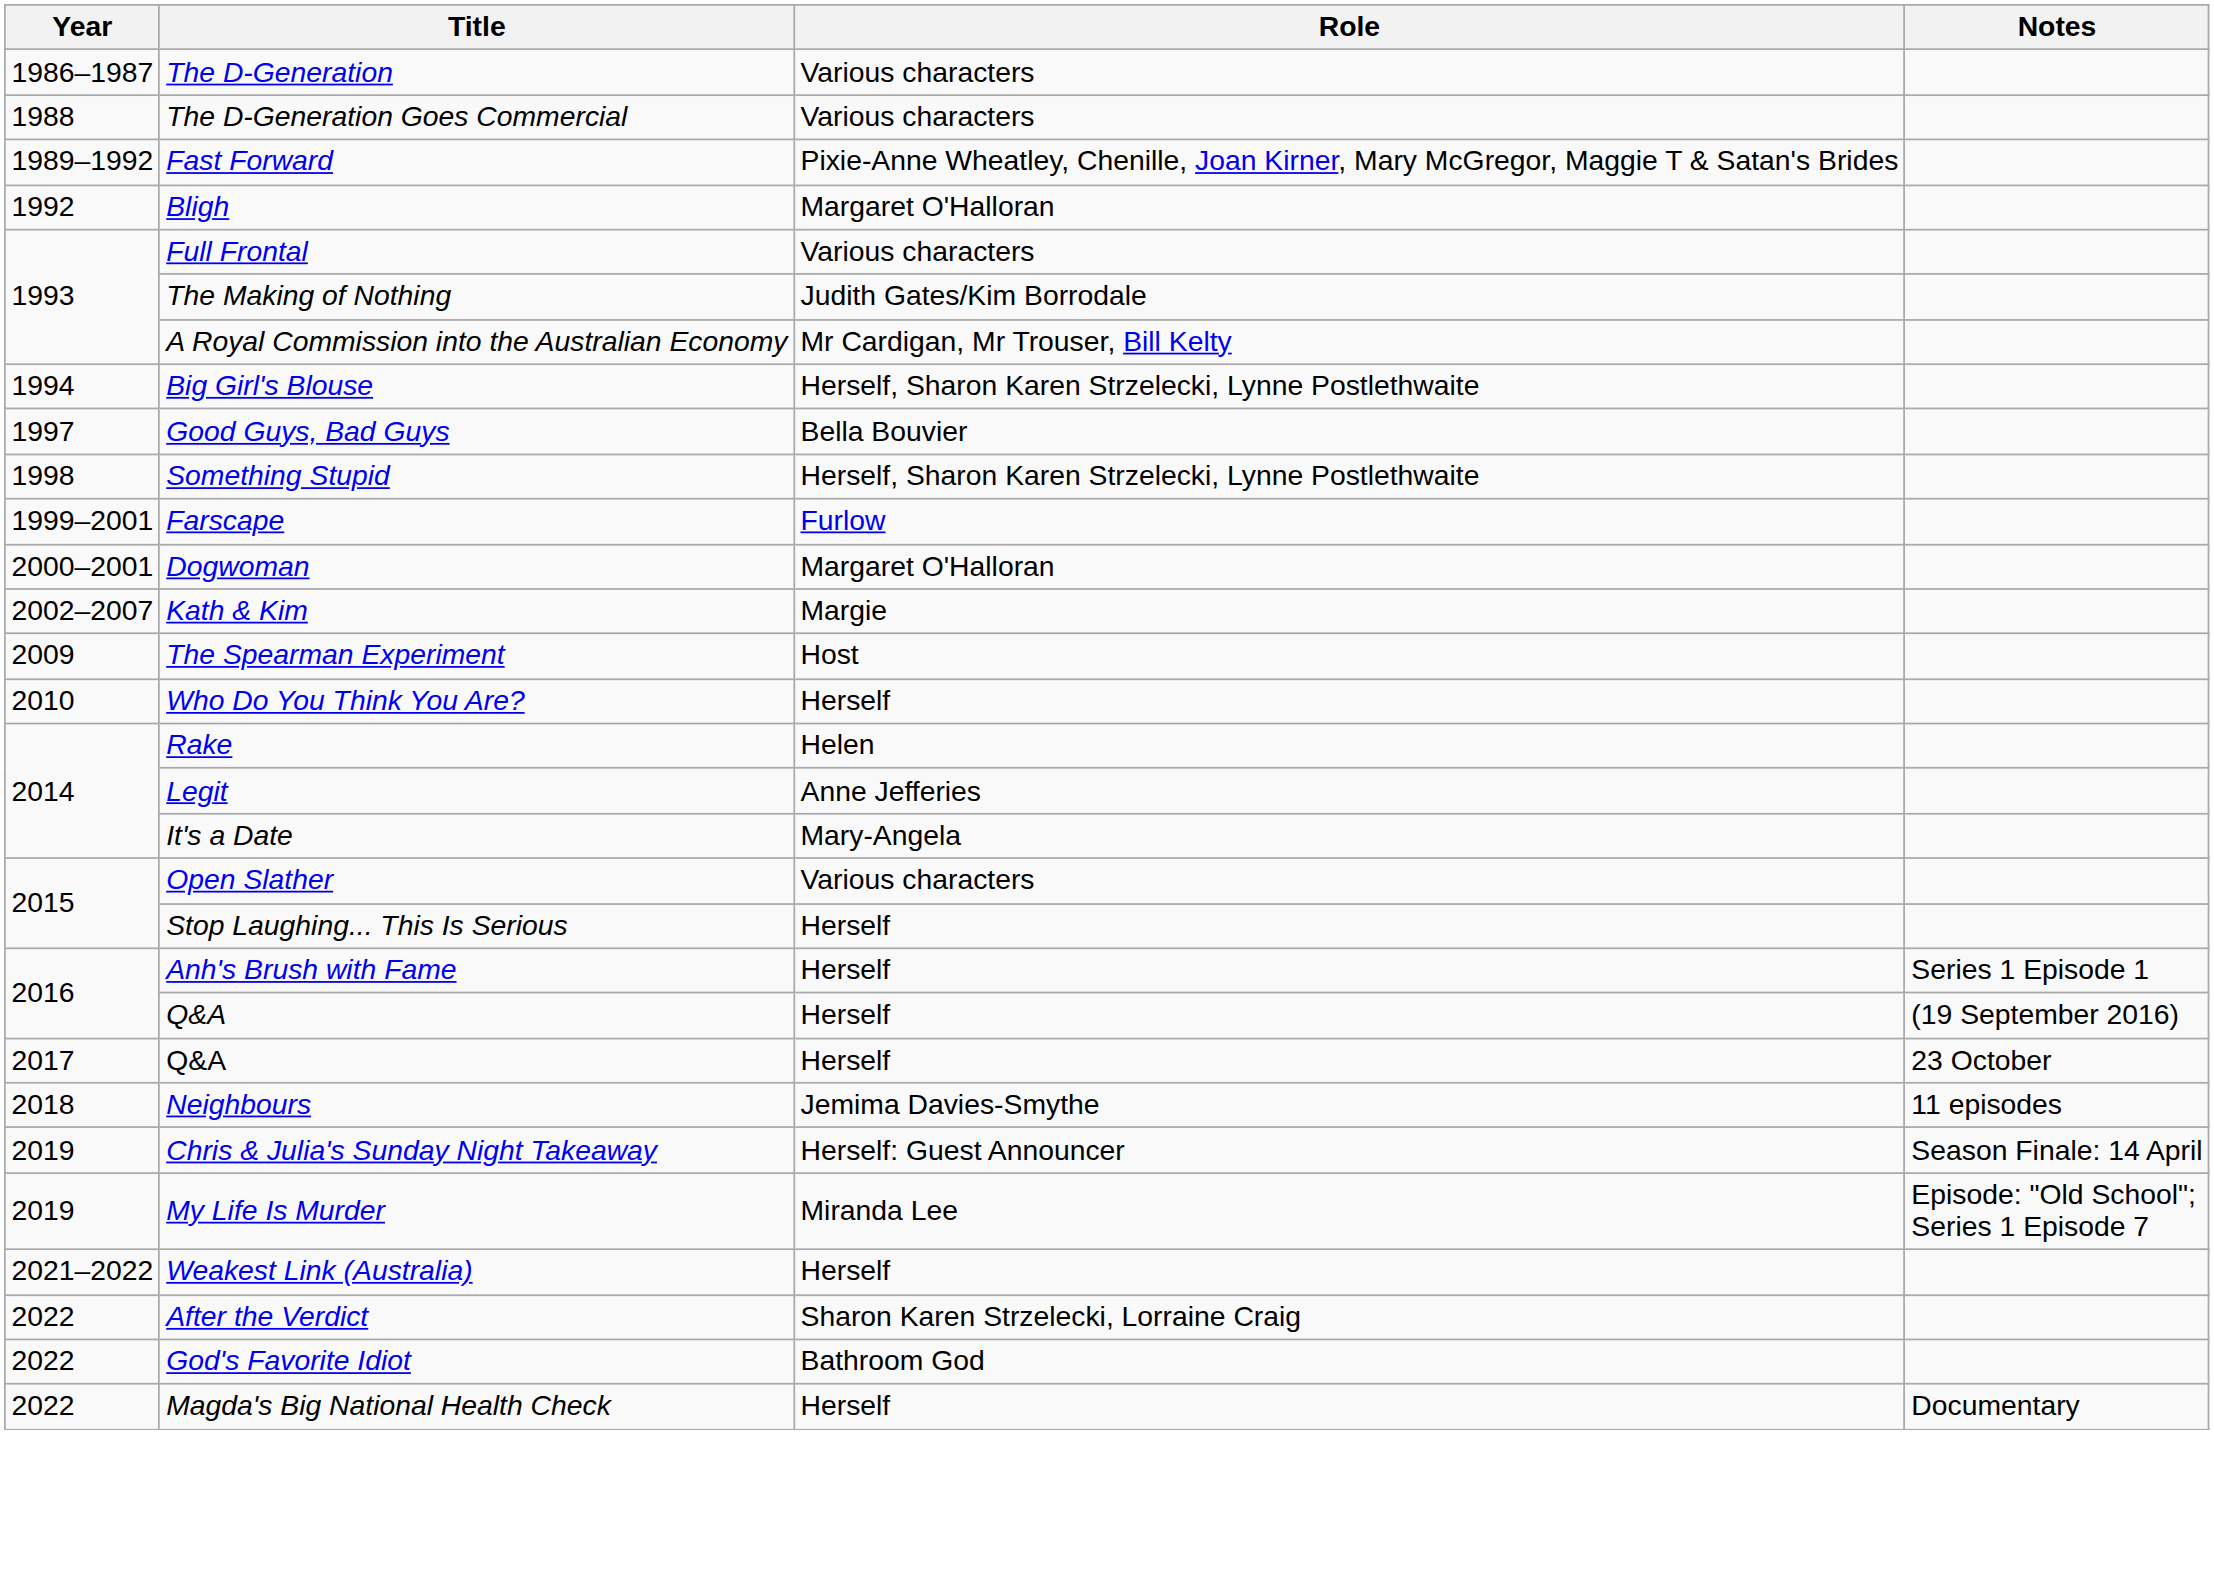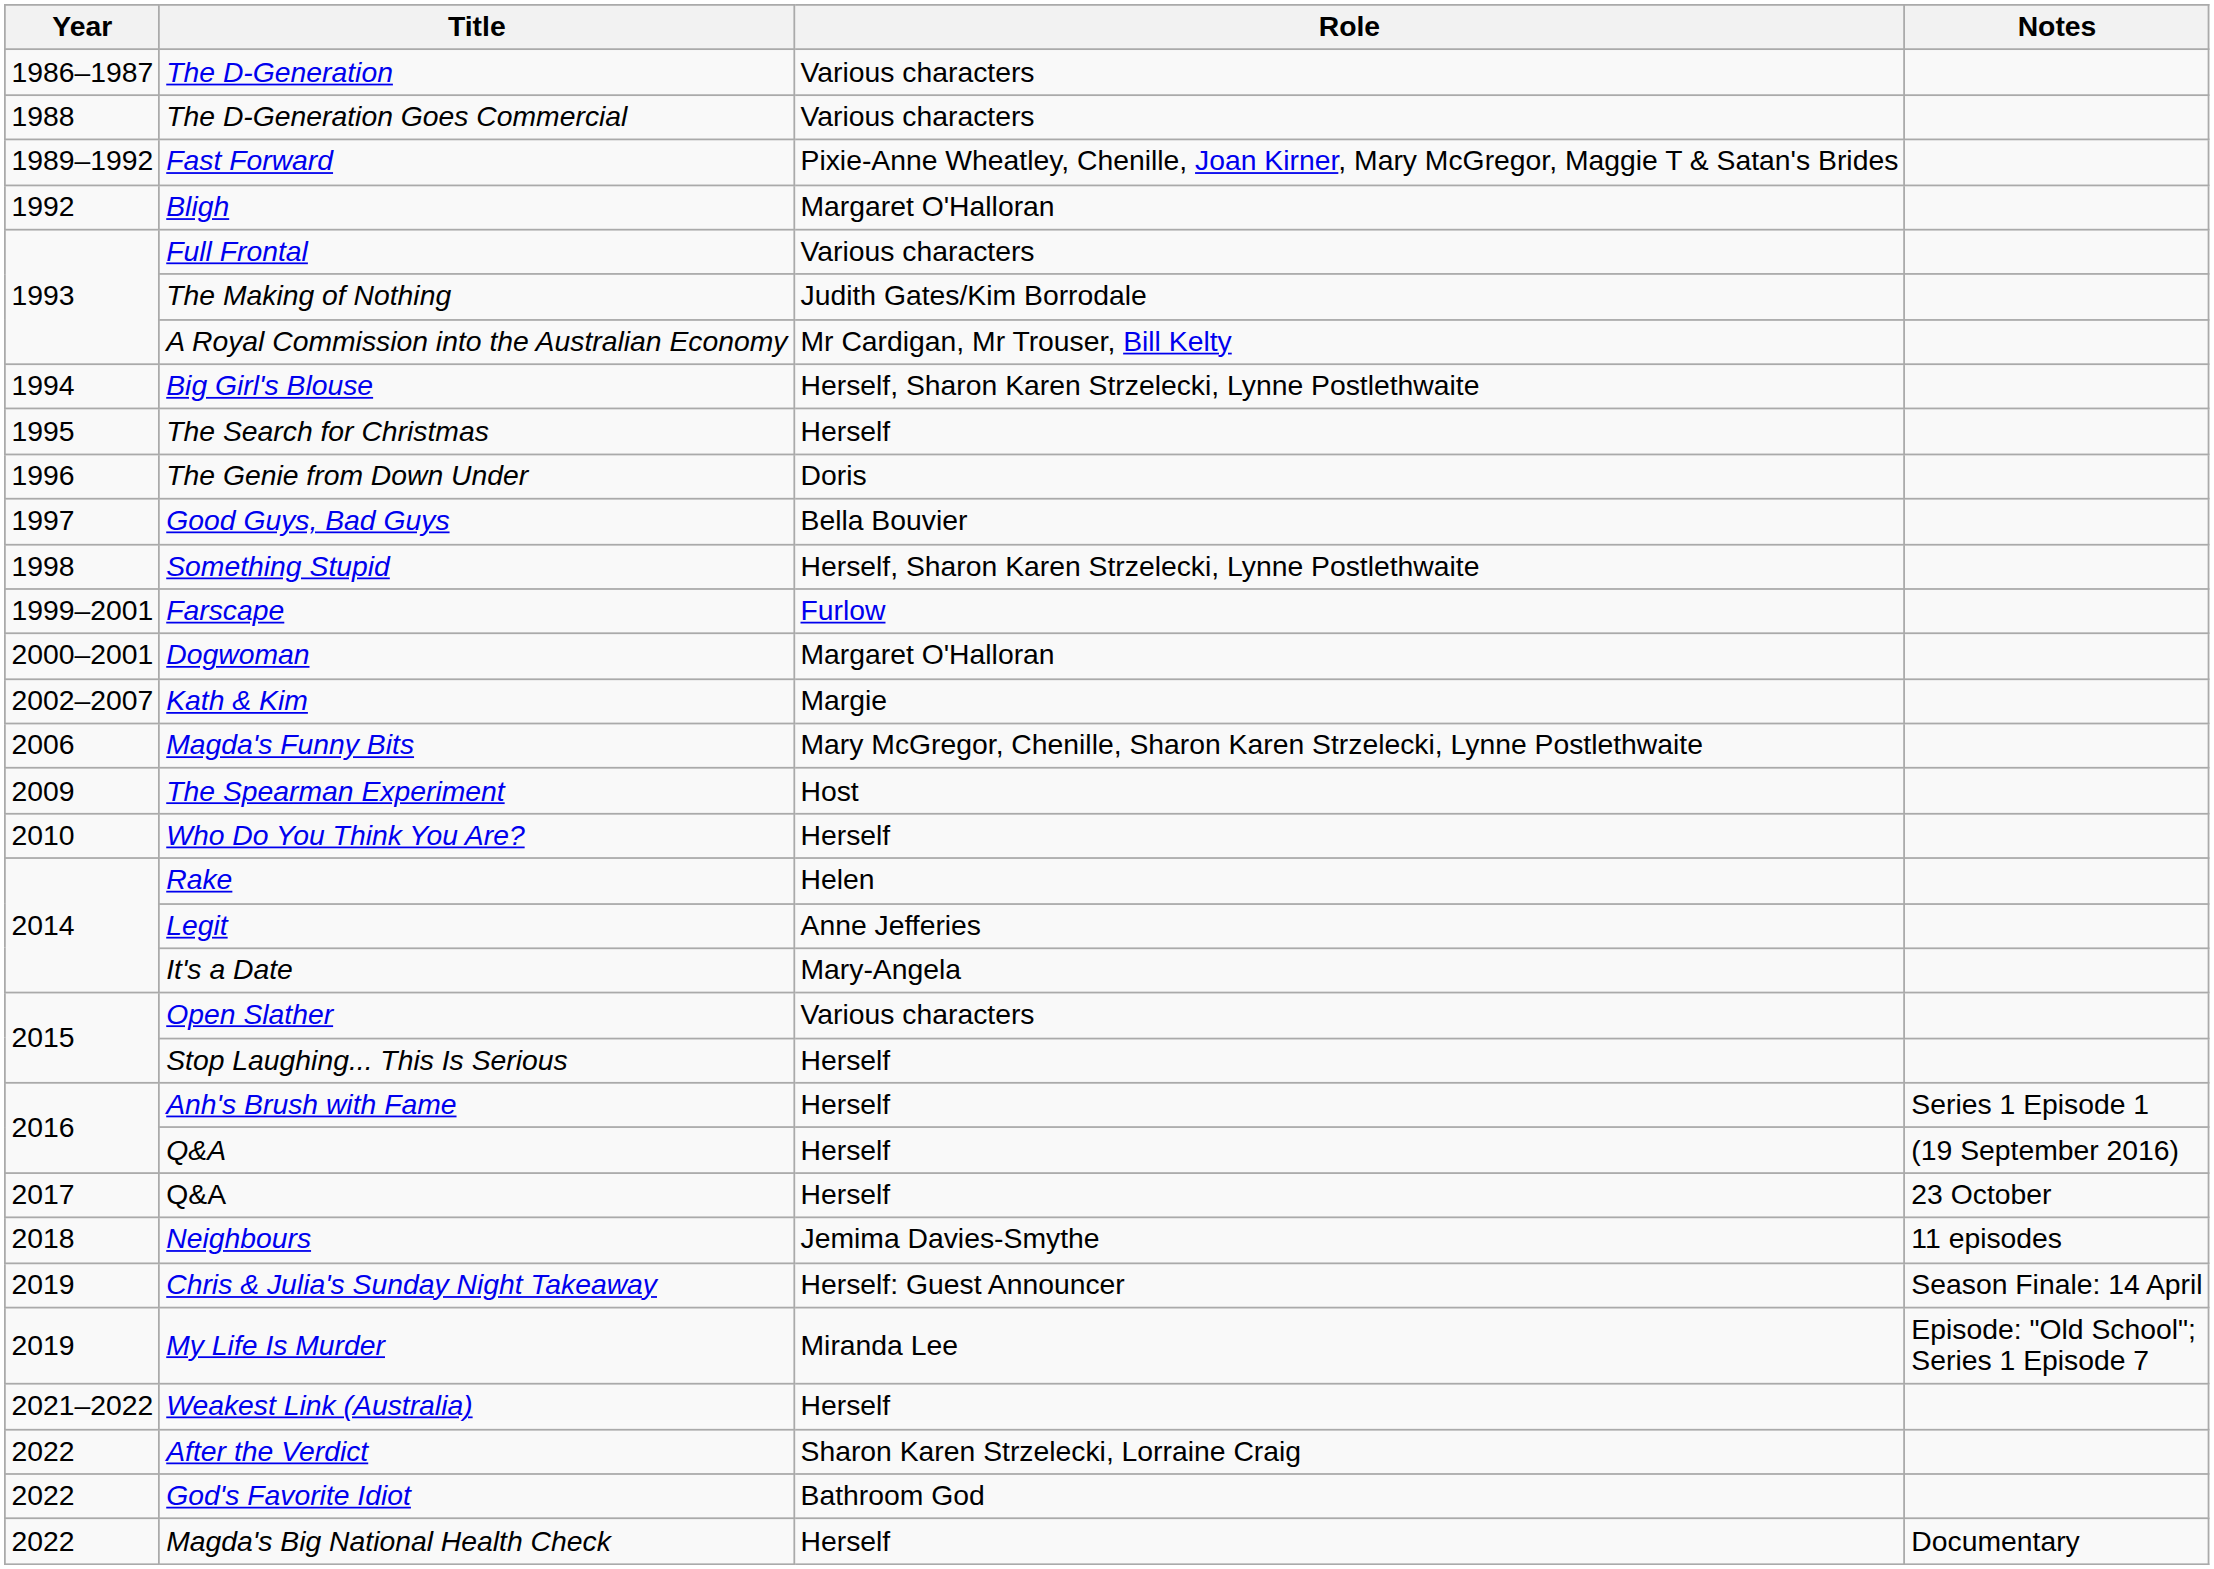+ row: (43, 431)
+ row: (43, 476)
+ row: (43, 745)
